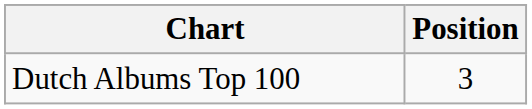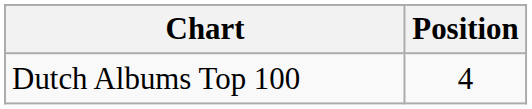(466, 77) 3 -> (466, 77) 4
